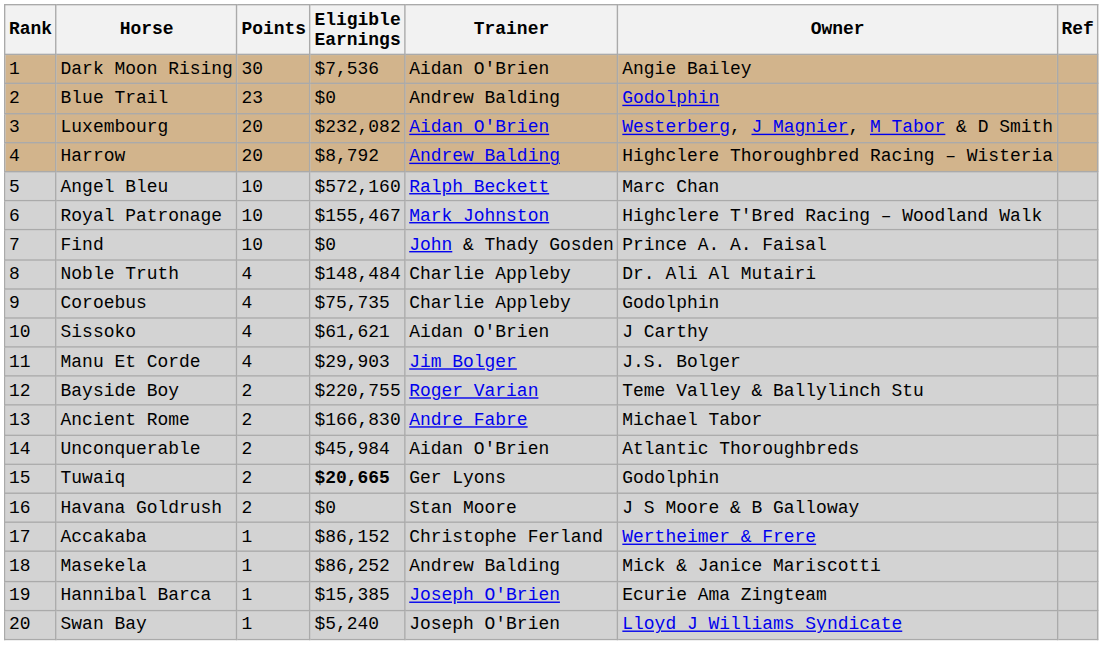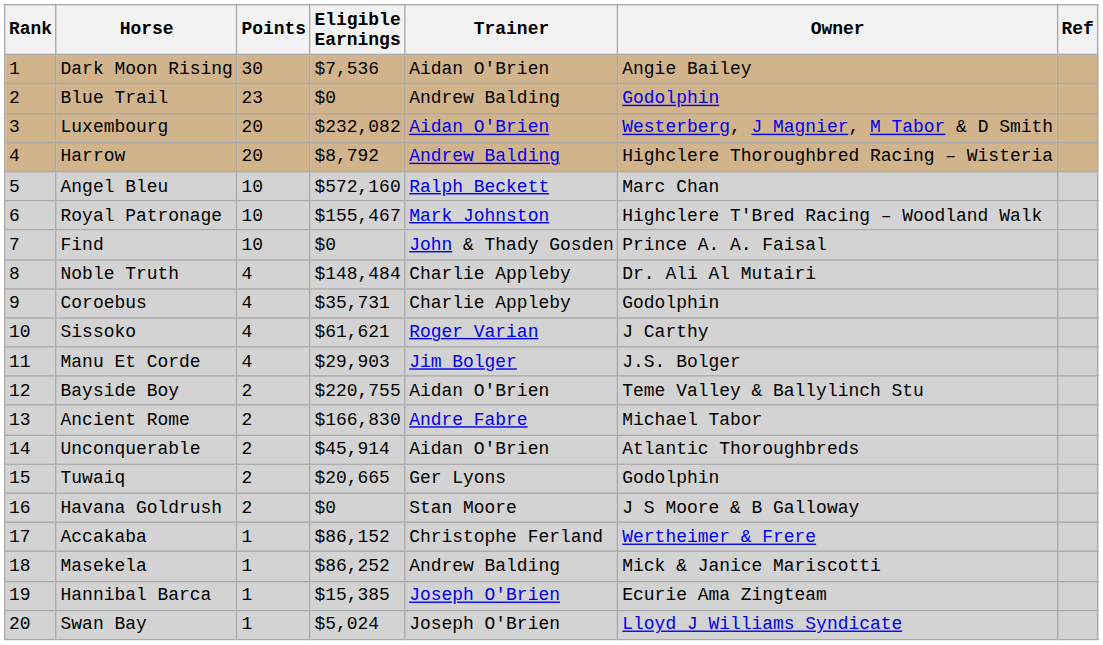(352, 303) $75,735 -> (352, 303) $35,731
(479, 332) Aidan O'Brien -> (474, 332) Roger Varian
(474, 391) Roger Varian -> (479, 391) Aidan O'Brien
(352, 449) $45,984 -> (352, 449) $45,914
(352, 479) bold -> (352, 479) normal
(347, 625) $5,240 -> (347, 625) $5,024
